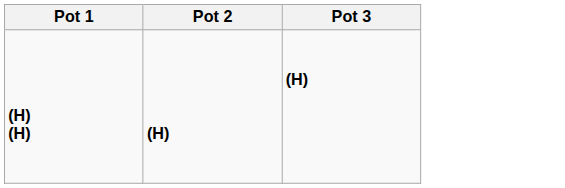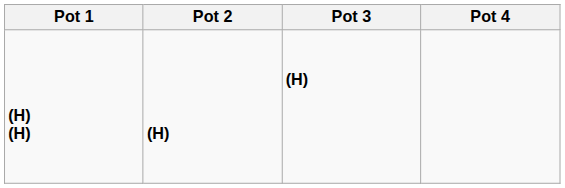+ column: (490, 17)
